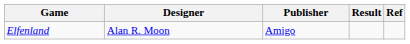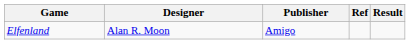columns swapped: (367, 13) <-> (394, 13)
